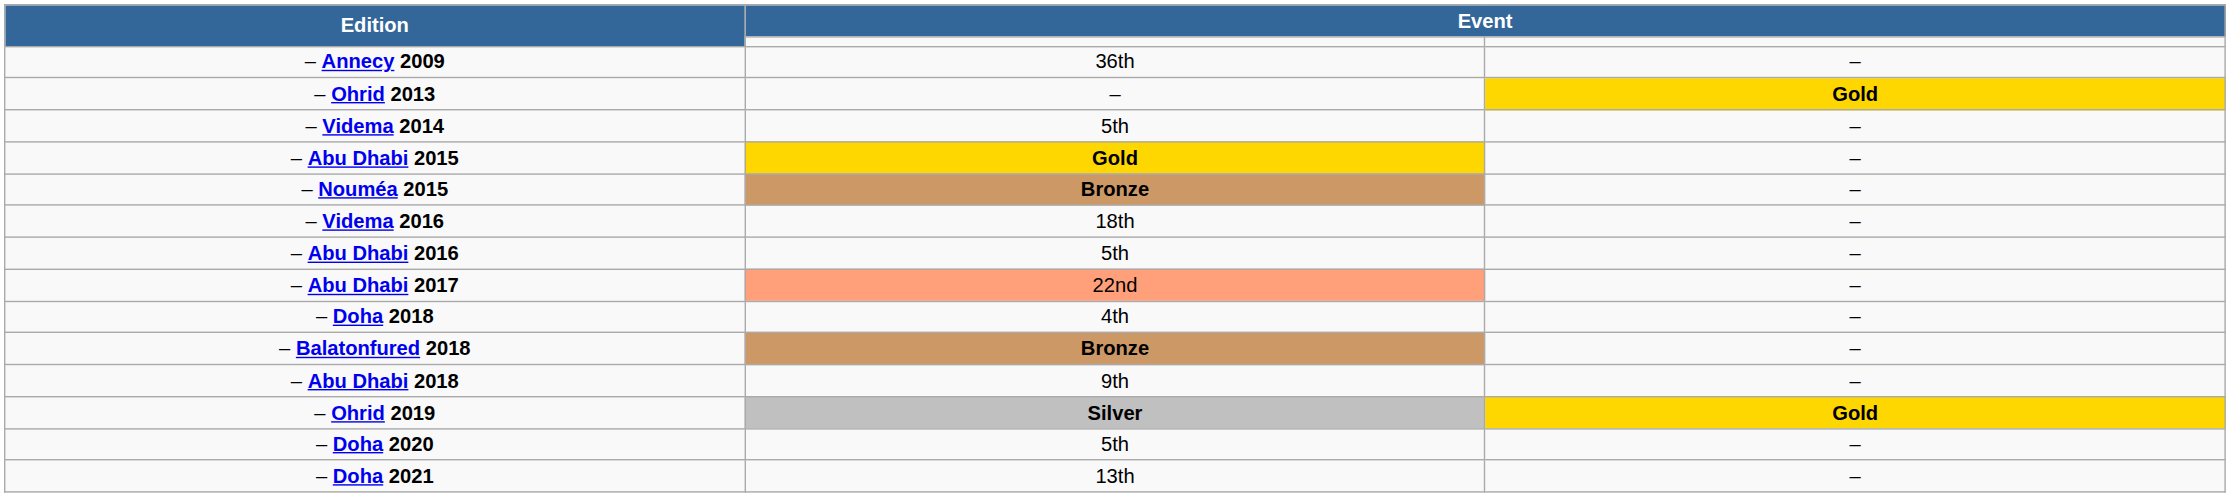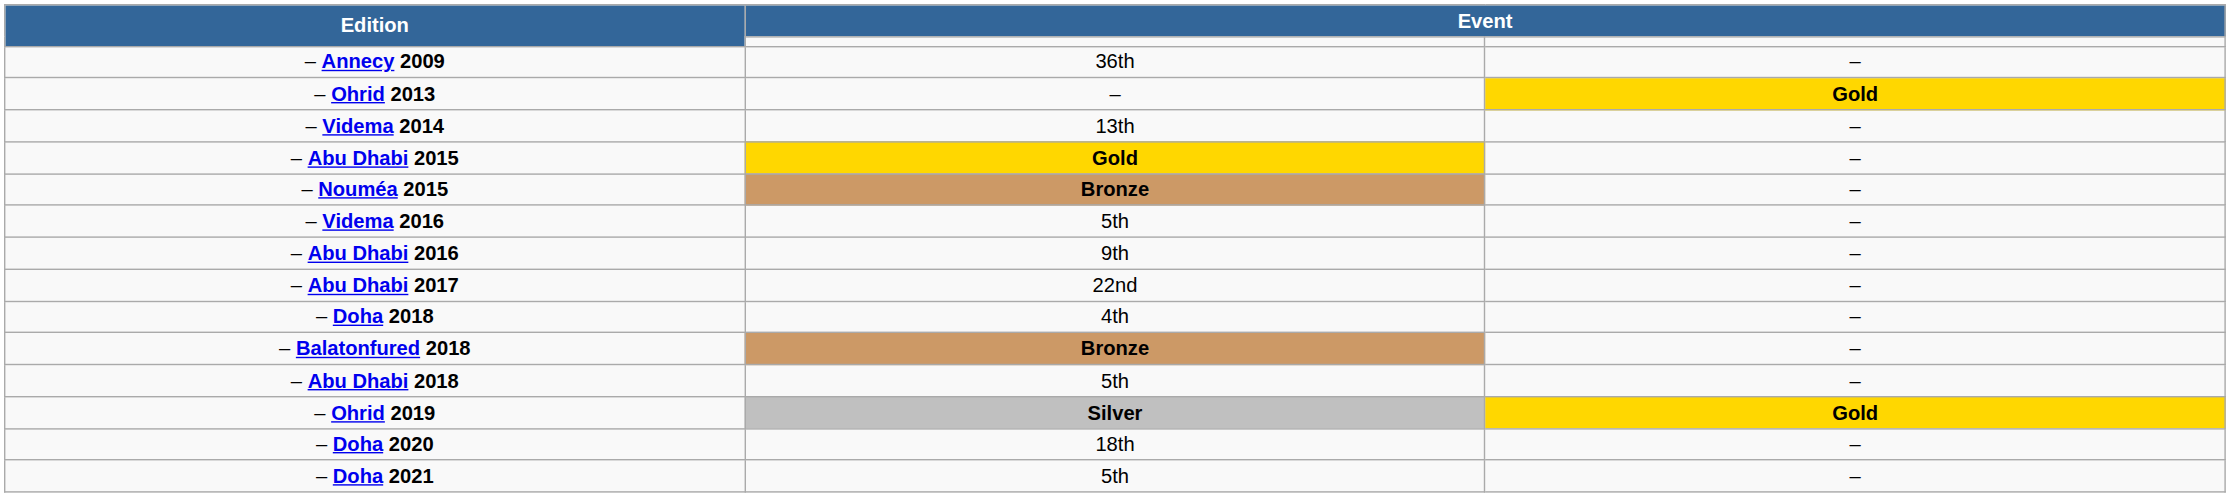(1115, 126) 5th -> (1115, 126) 13th
(1115, 222) 18th -> (1115, 222) 5th
(1115, 253) 5th -> (1115, 253) 9th
(1115, 285) lightsalmon background -> (1115, 285) no background
(1115, 381) 9th -> (1115, 381) 5th
(1115, 445) 5th -> (1115, 445) 18th
(1115, 476) 13th -> (1115, 476) 5th
